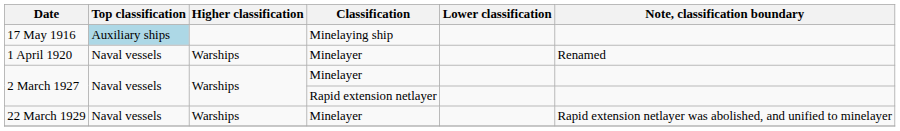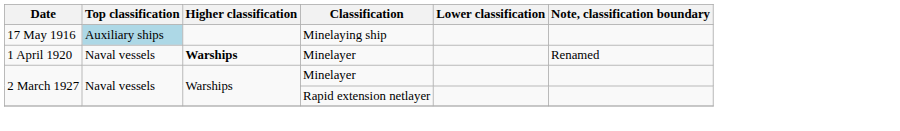(216, 55) normal -> (211, 55) bold
- row: (46, 116)
